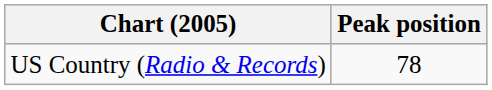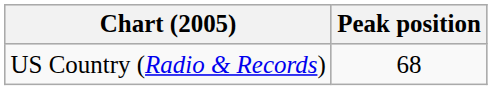(409, 63) 78 -> (409, 63) 68
